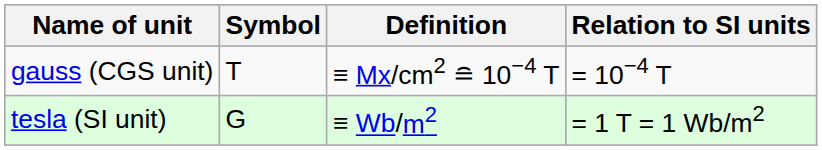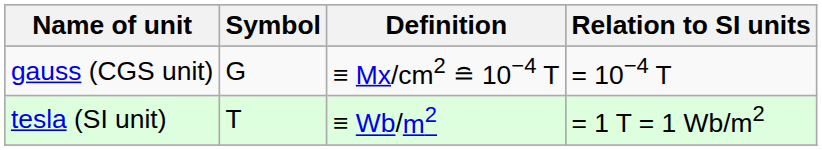(234, 70) T -> (236, 70) G
(236, 119) G -> (234, 119) T
